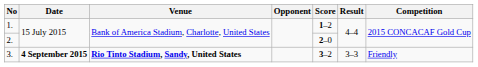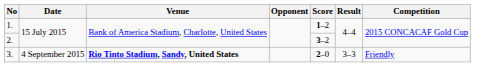(325, 39) 2–0 -> (323, 39) 3–2
(54, 54) bold -> (53, 54) normal
(325, 54) 3–2 -> (323, 54) 2–0
